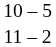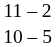rows swapped: (28, 37) <-> (28, 10)
